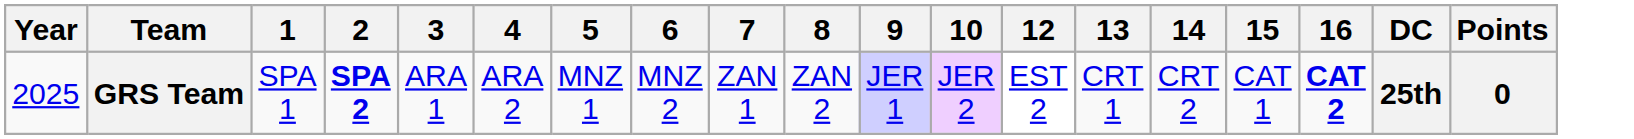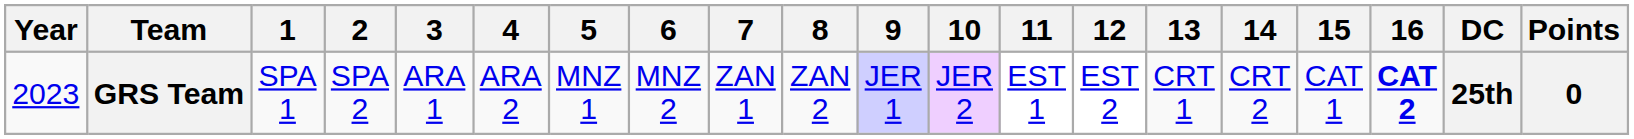+ column: (1037, 28)
(46, 93) 2025 -> (46, 93) 2023
(361, 93) bold -> (360, 93) normal
